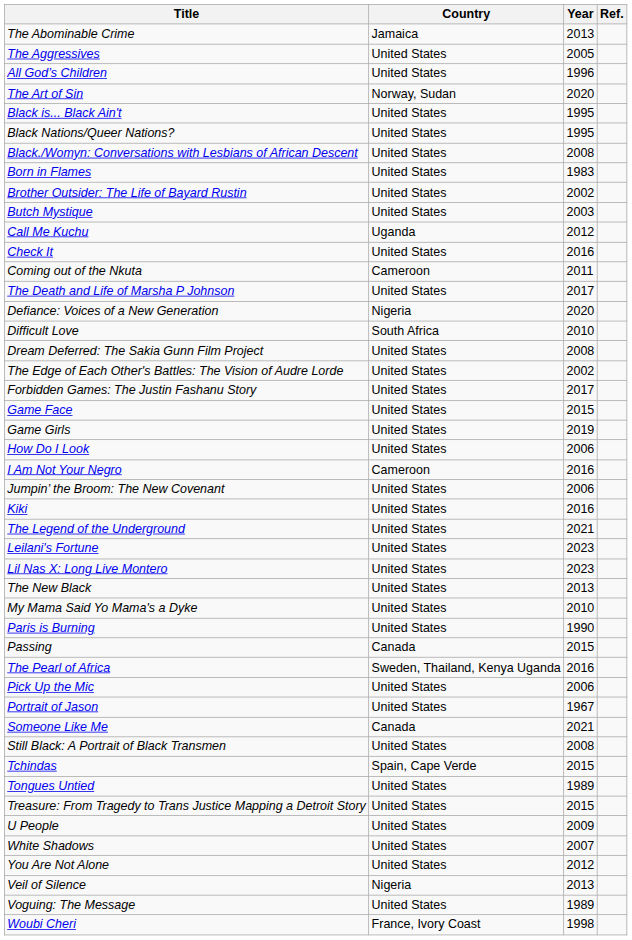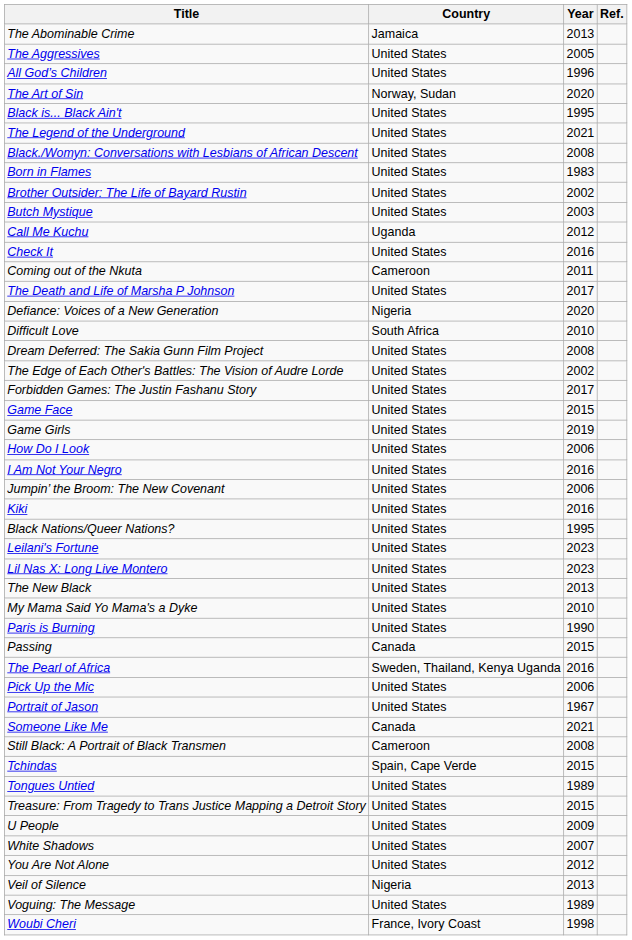rows swapped: (91, 133) <-> (96, 529)
(401, 469) Cameroon -> (409, 469) United States
(409, 746) United States -> (401, 746) Cameroon
